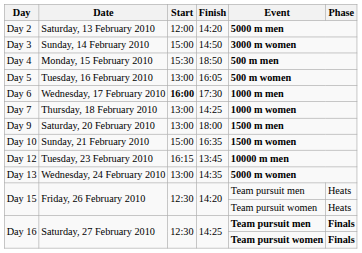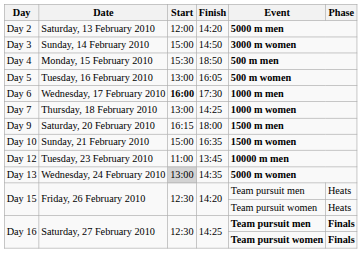(182, 126) 13:00 -> (182, 126) 16:15
(182, 158) 16:15 -> (182, 158) 11:00
(182, 175) no background -> (182, 175) lightgrey background
